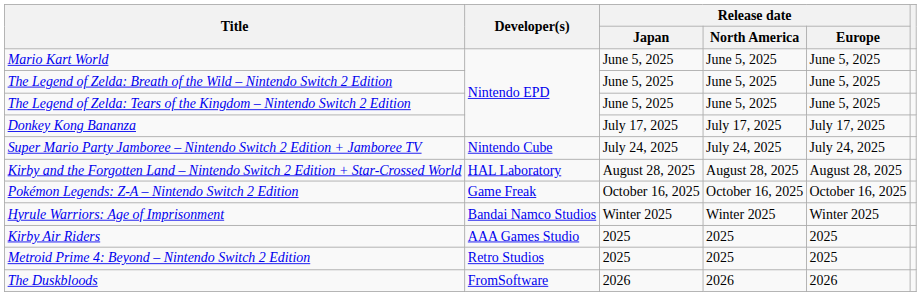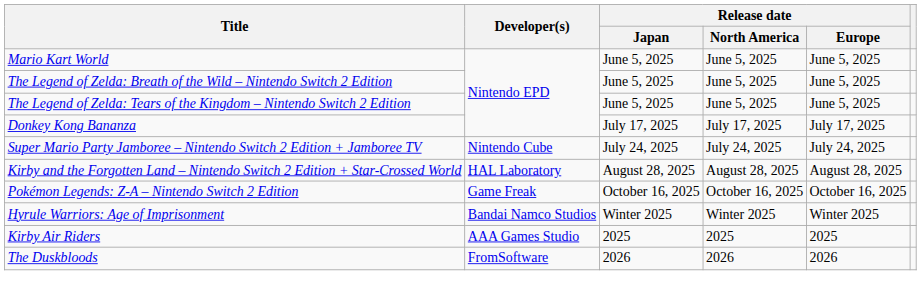- row: (159, 258)
